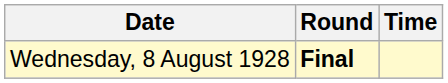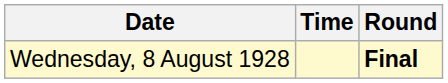columns swapped: (411, 22) <-> (337, 22)
